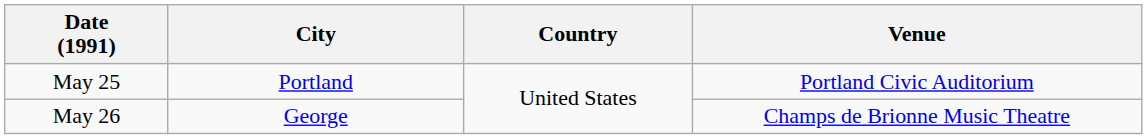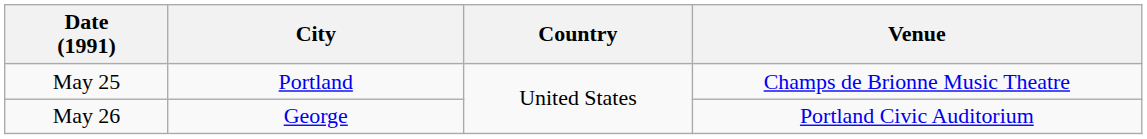(917, 81) Portland Civic Auditorium -> (917, 81) Champs de Brionne Music Theatre
(917, 116) Champs de Brionne Music Theatre -> (917, 116) Portland Civic Auditorium
